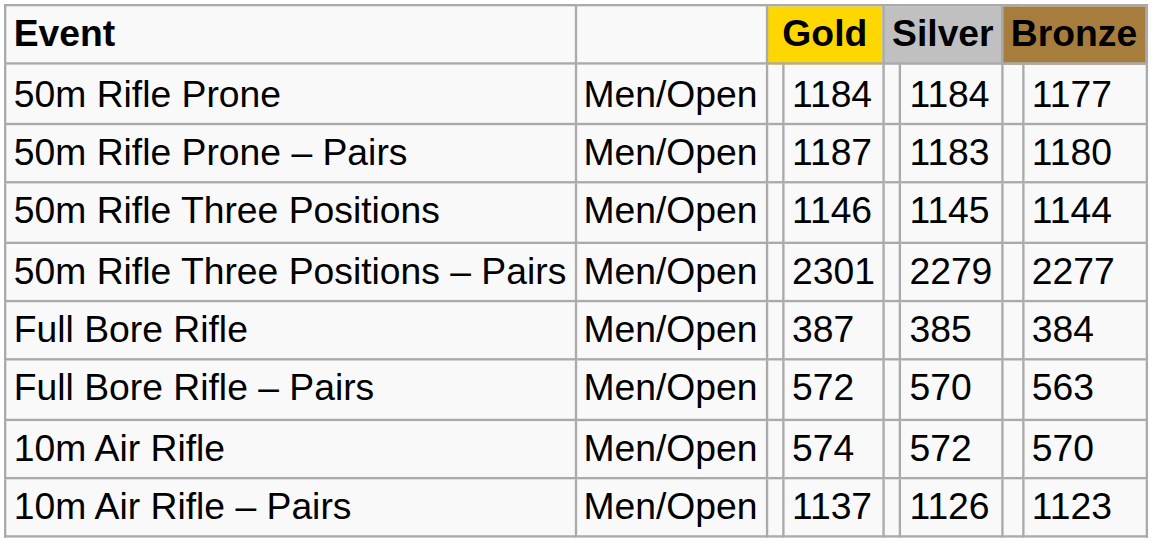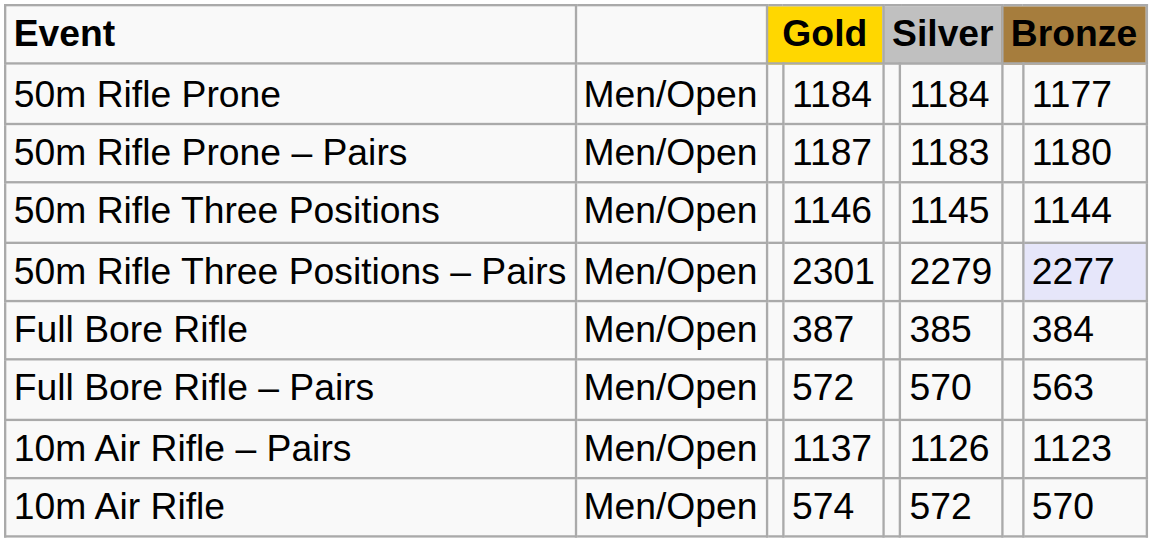(1073, 270) no background -> (1073, 270) lavender background
rows swapped: (119, 447) <-> (183, 507)
